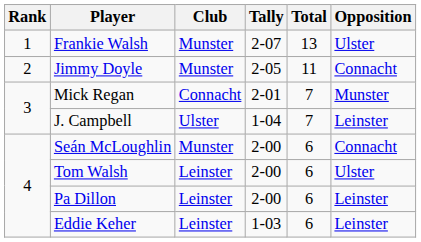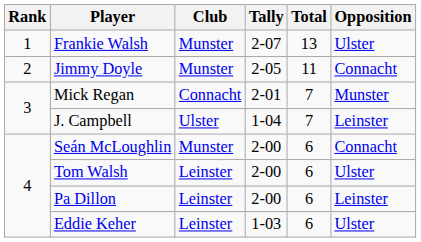(361, 224) Leinster -> (354, 224) Ulster
